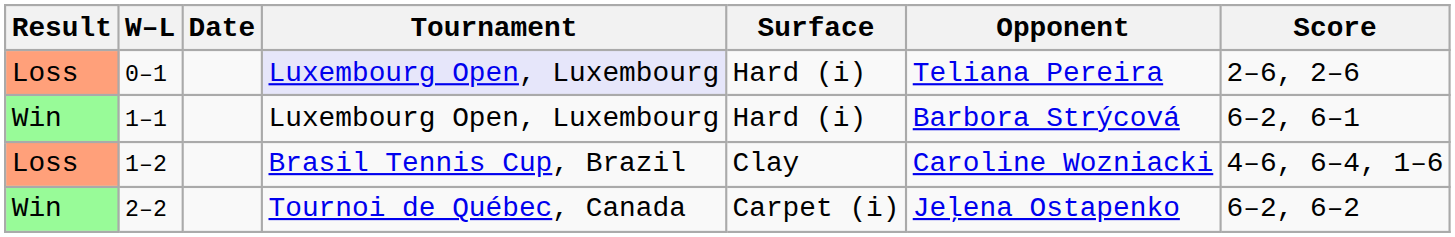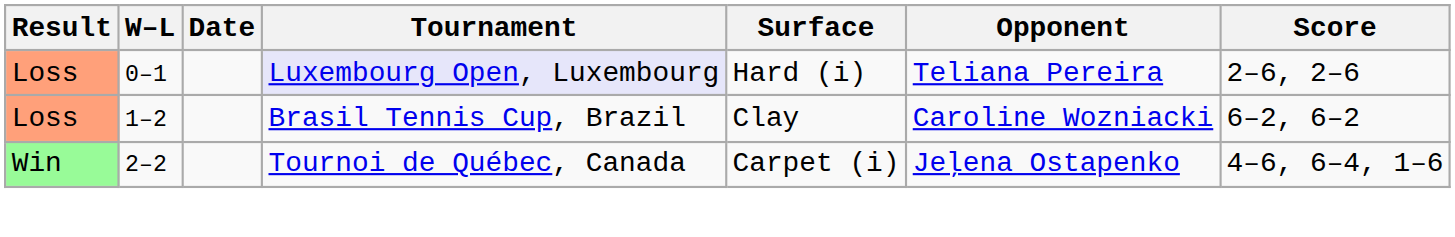- row: (146, 119)
(1335, 164) 4–6, 6–4, 1–6 -> (1293, 118) 6–2, 6–2
(1293, 209) 6–2, 6–2 -> (1335, 164) 4–6, 6–4, 1–6
